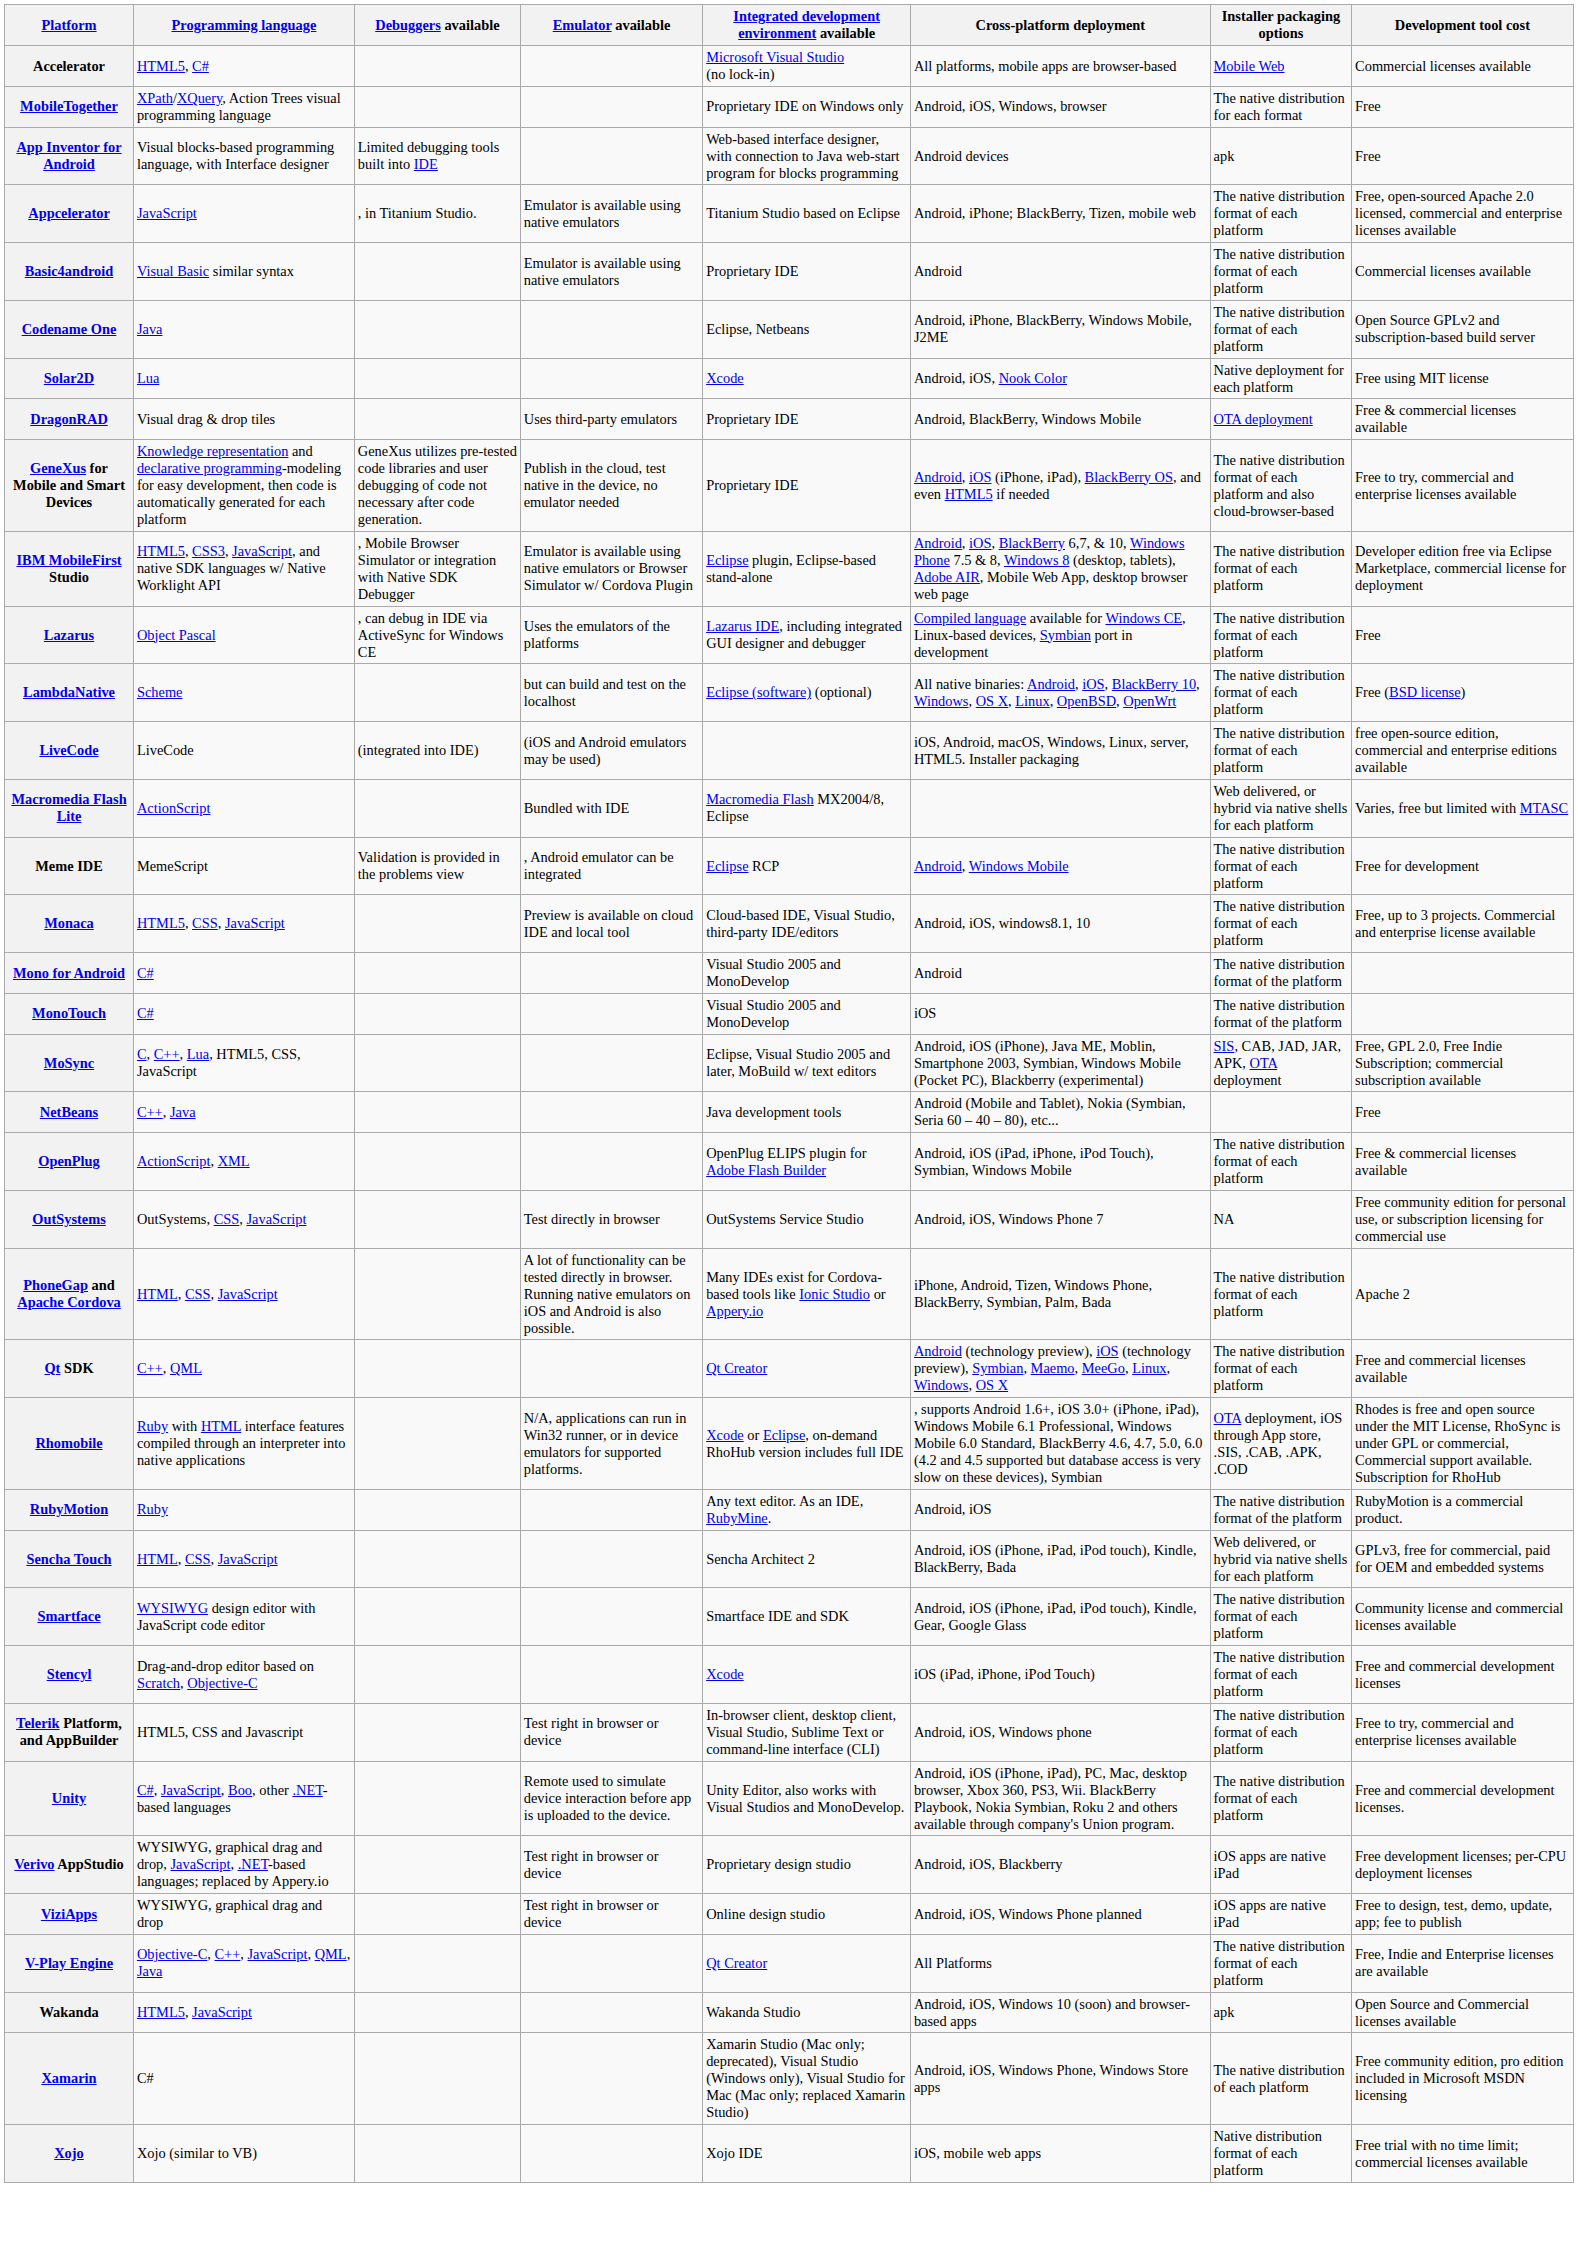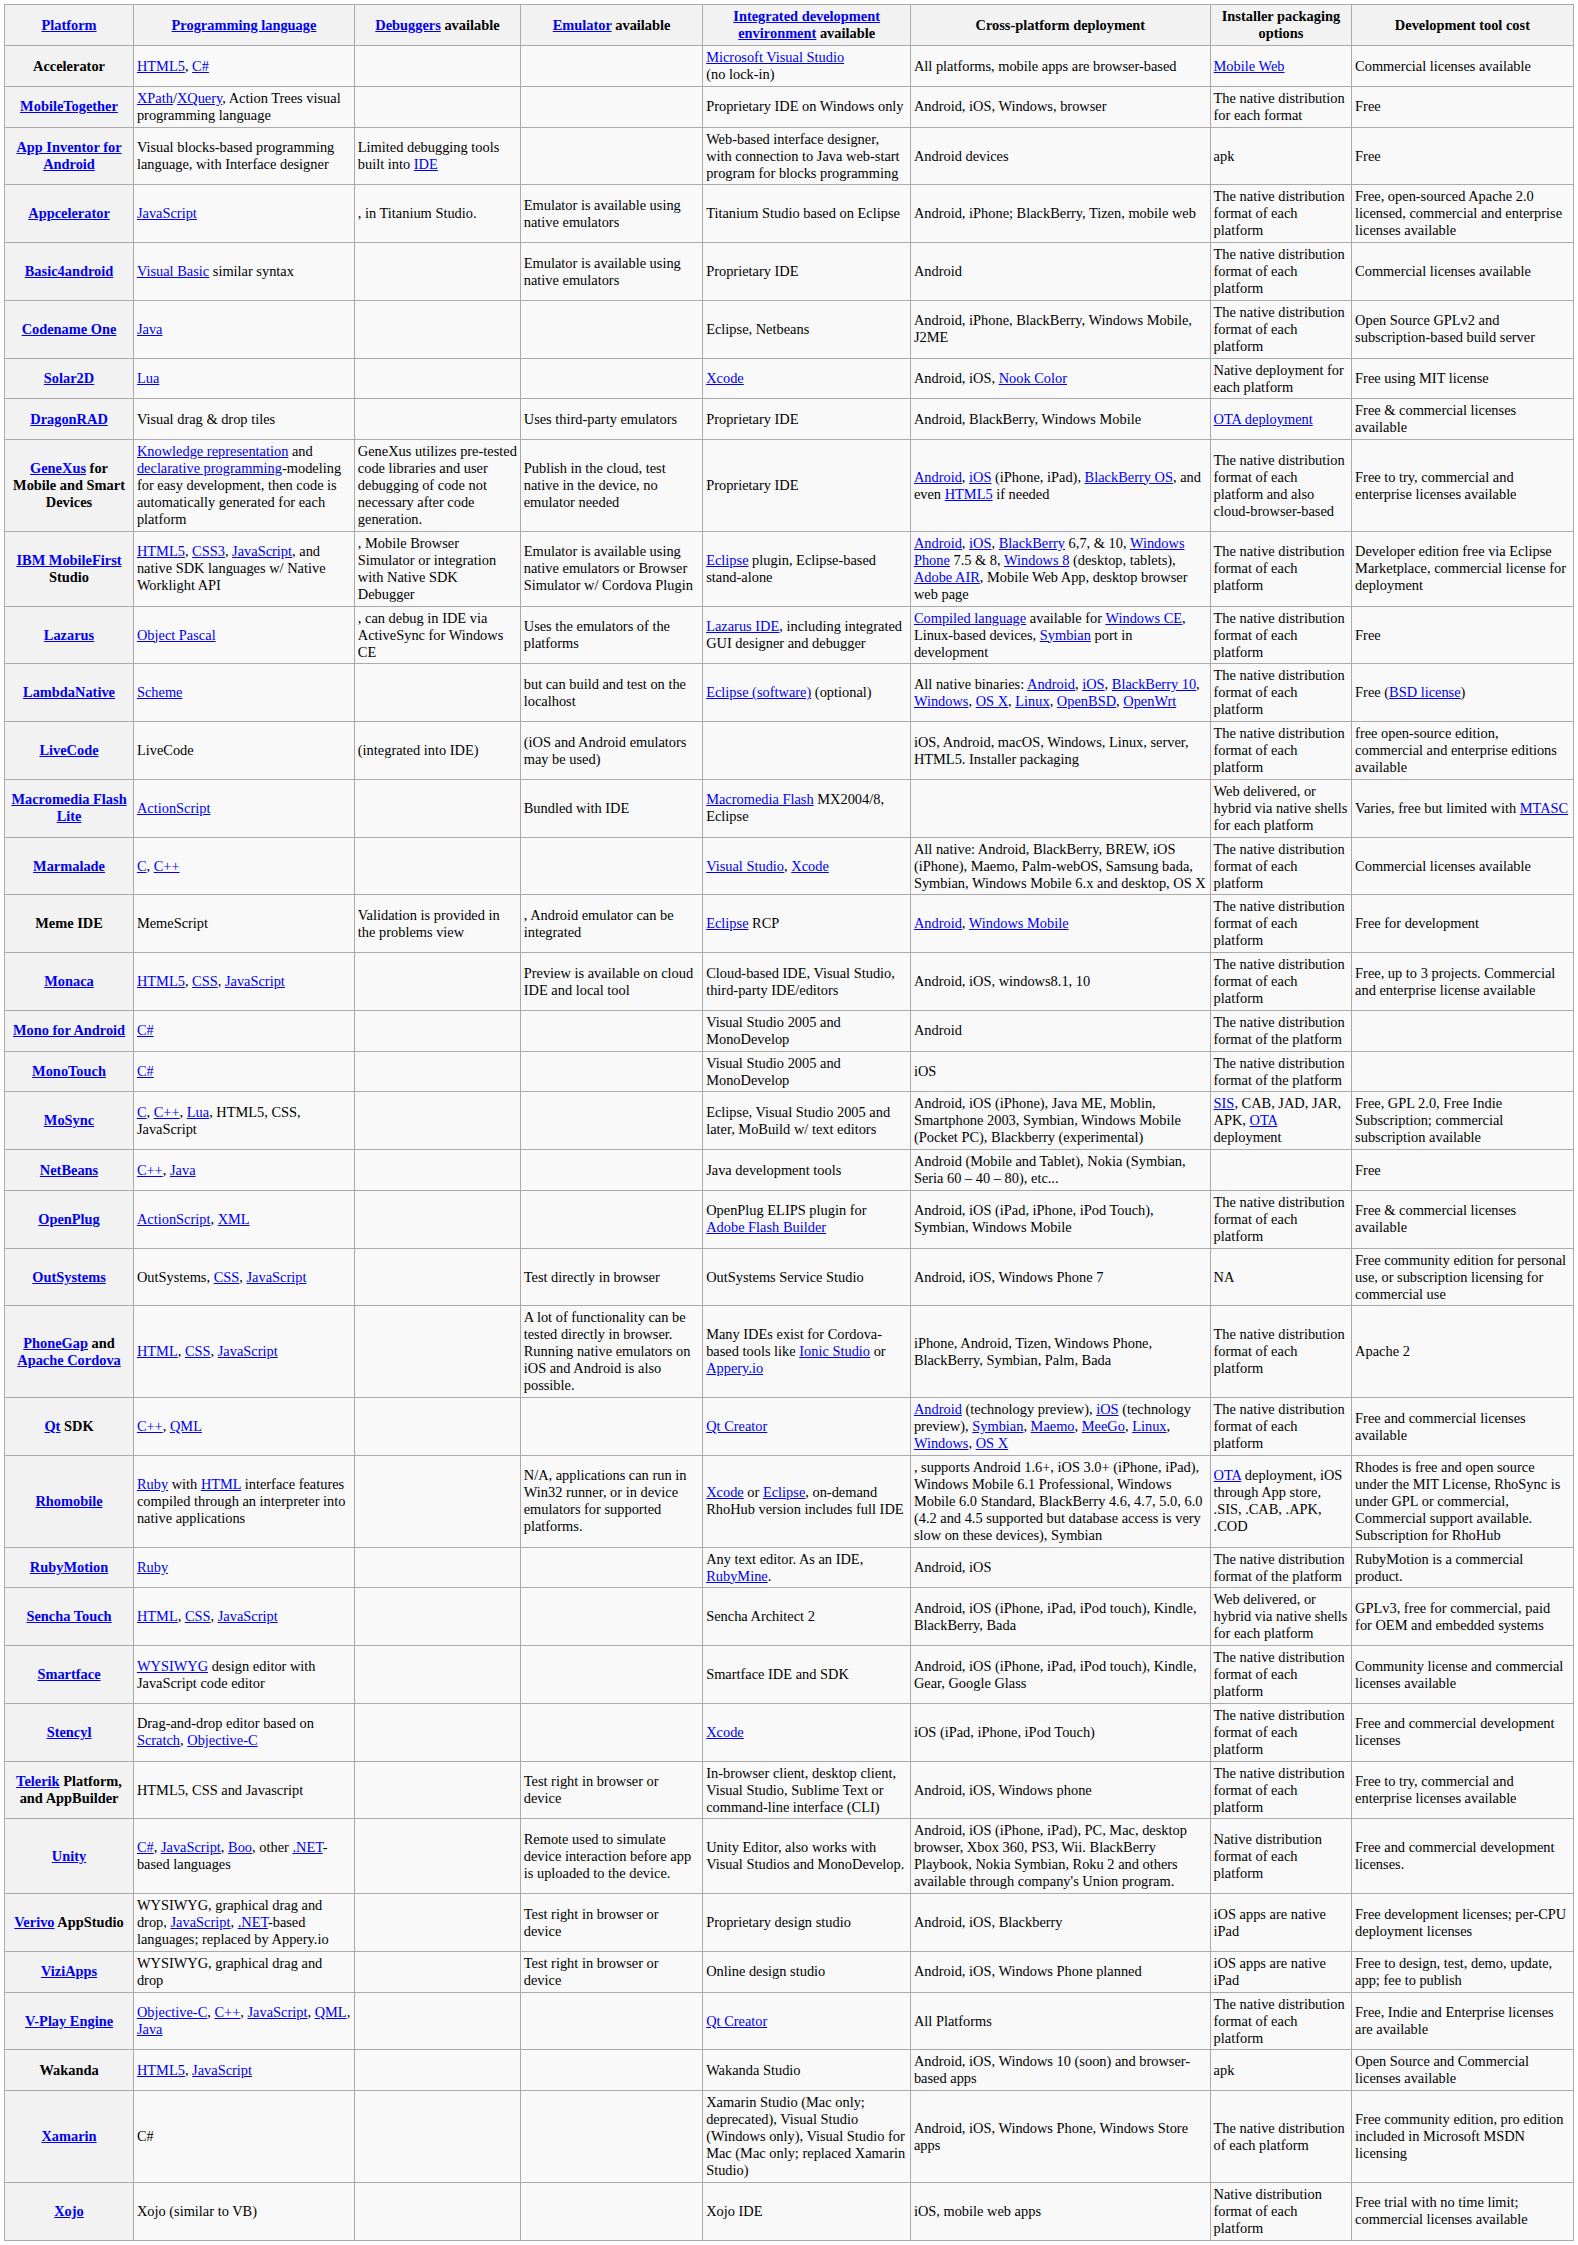+ row: (69, 866)
(1279, 1798) The native distribution format of each platform -> (1268, 1856) Native distribution format of each platform
